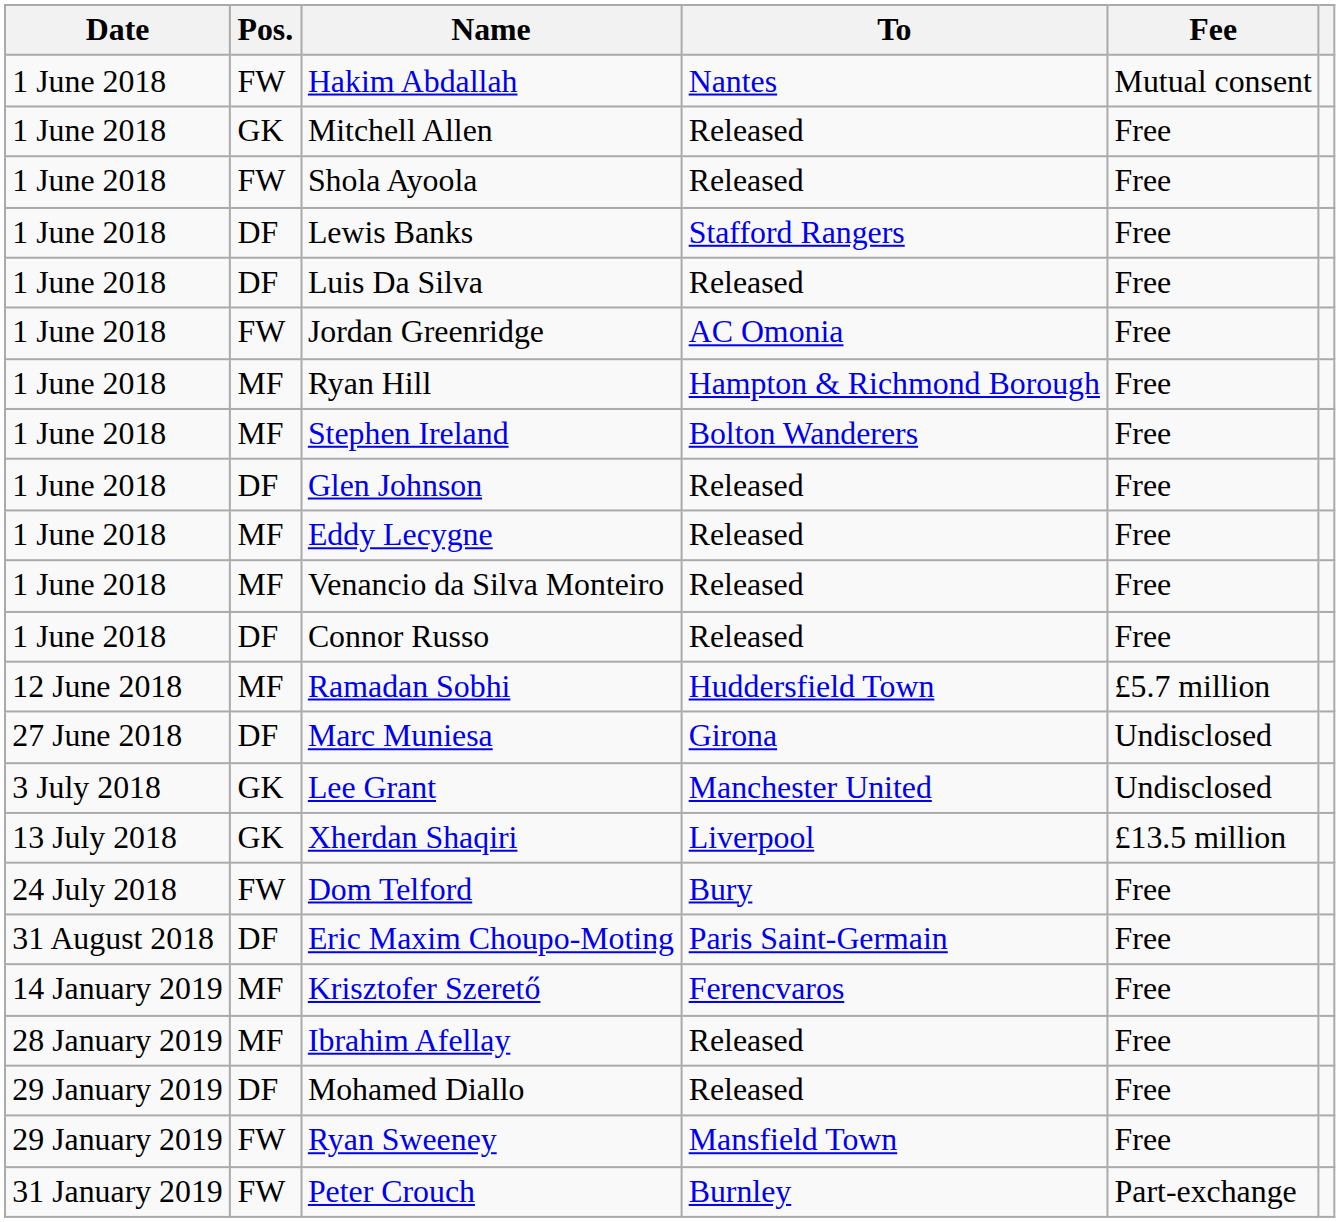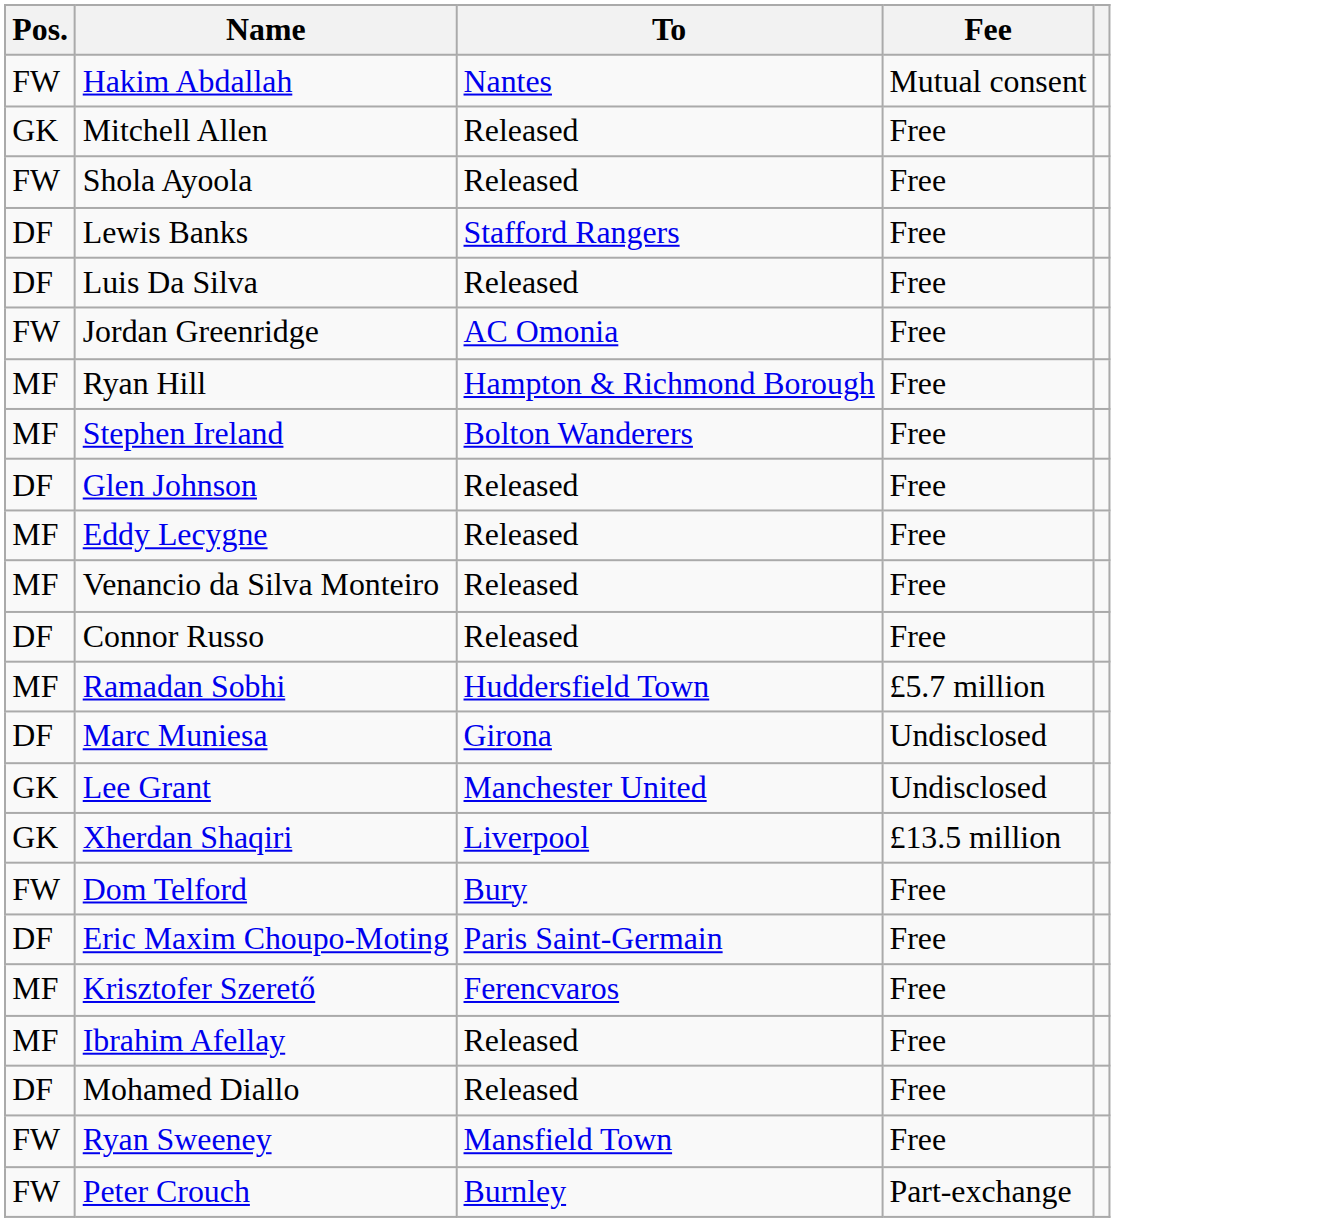- column: (118, 29)
